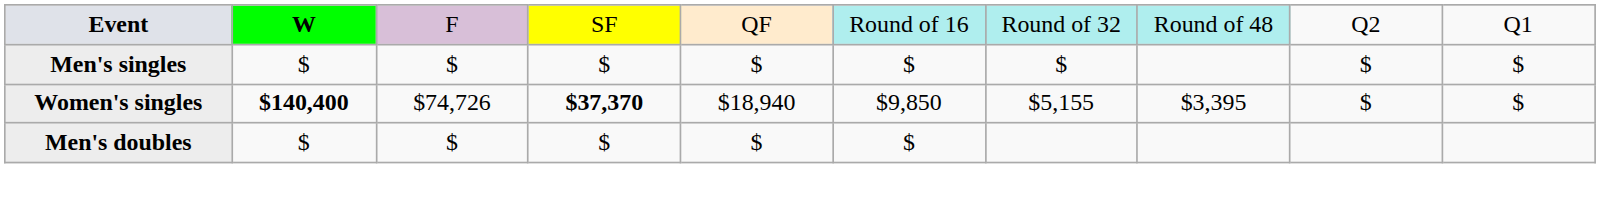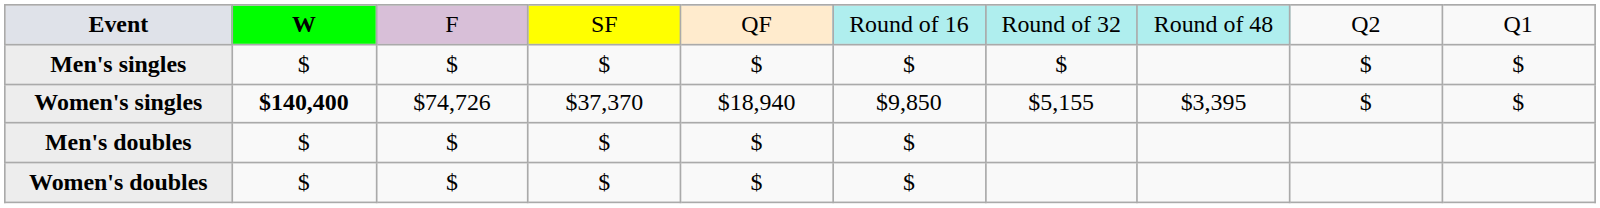(604, 103) bold -> (604, 103) normal
+ row: (118, 182)
